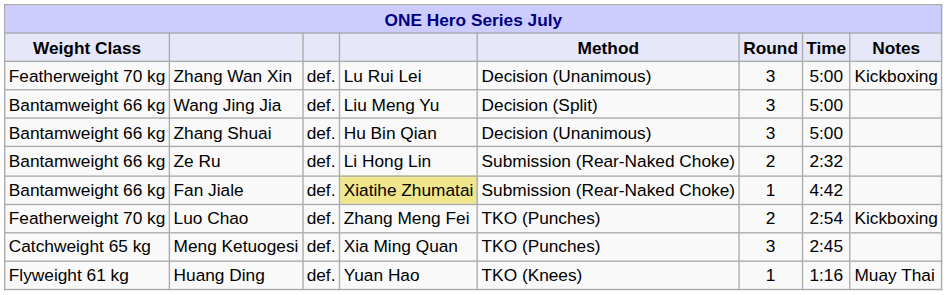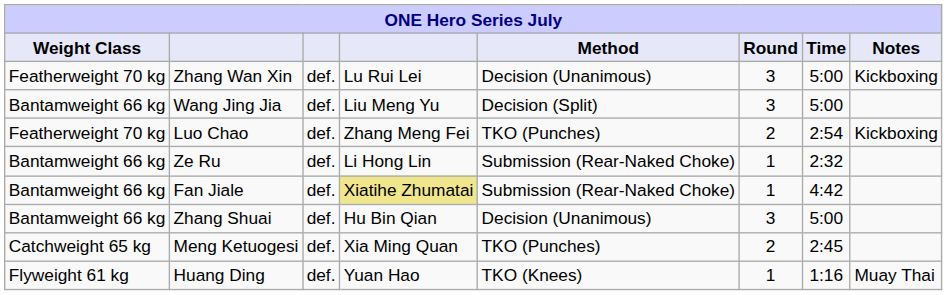rows swapped: (211, 218) <-> (223, 133)
(771, 161) 2 -> (771, 161) 1
(771, 247) 3 -> (771, 247) 2
